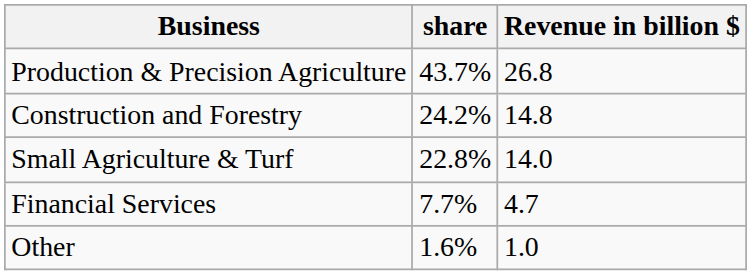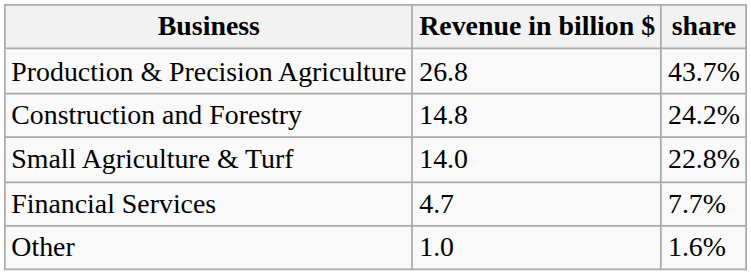columns swapped: (622, 26) <-> (455, 26)
